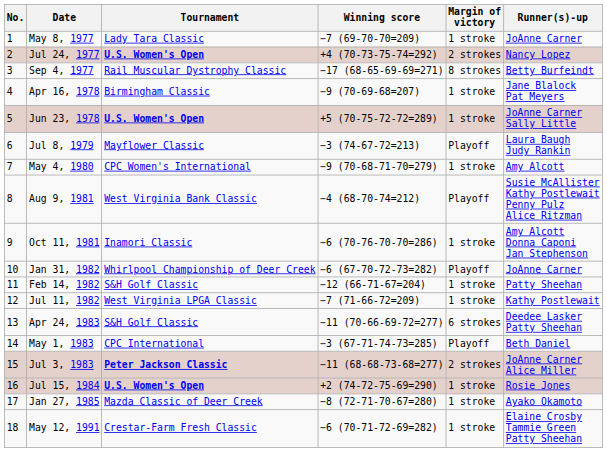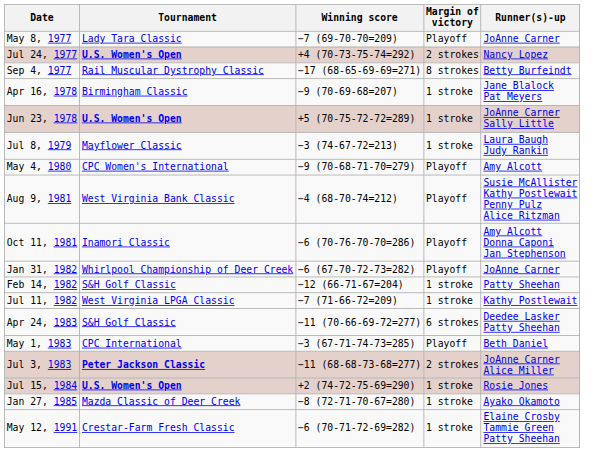- column: (16, 18)
(472, 39) 1 stroke -> (446, 39) Playoff
(469, 146) Playoff -> (449, 146) 1 stroke
(472, 167) 1 stroke -> (446, 167) Playoff
(472, 243) 1 stroke -> (446, 243) Playoff
